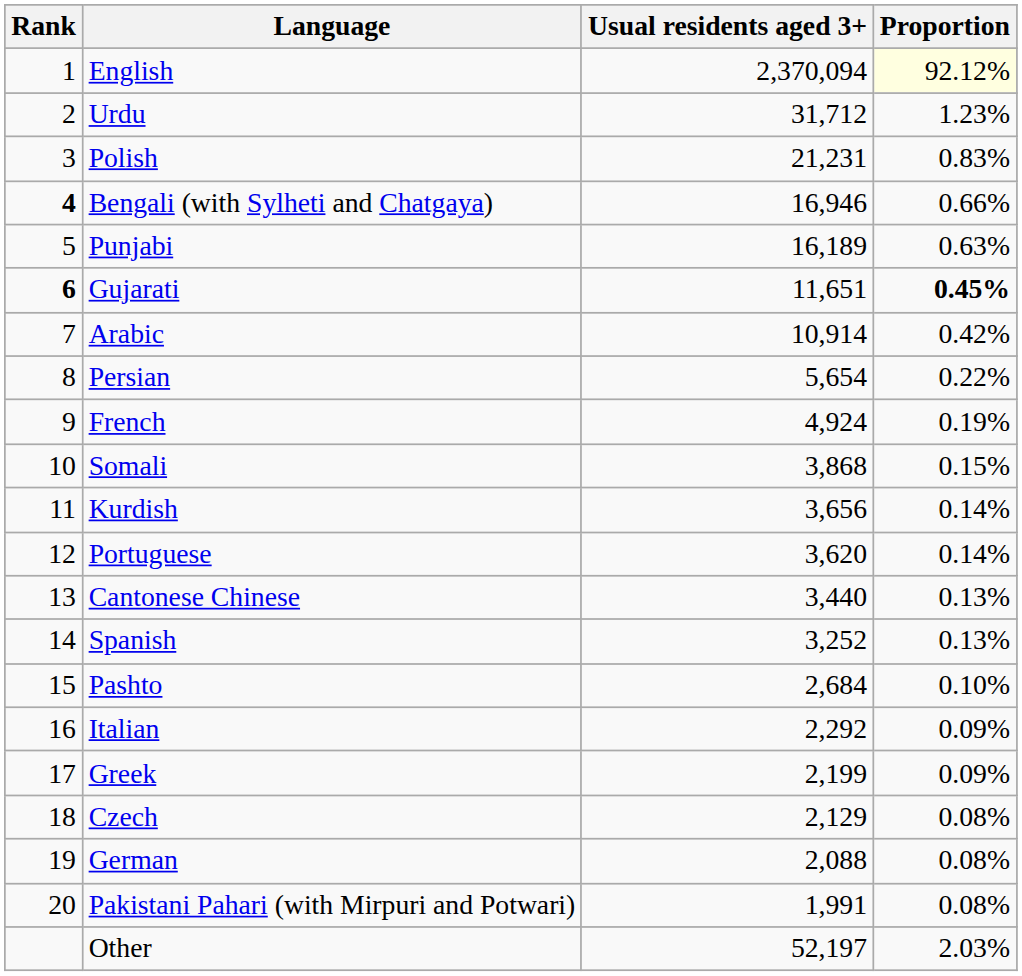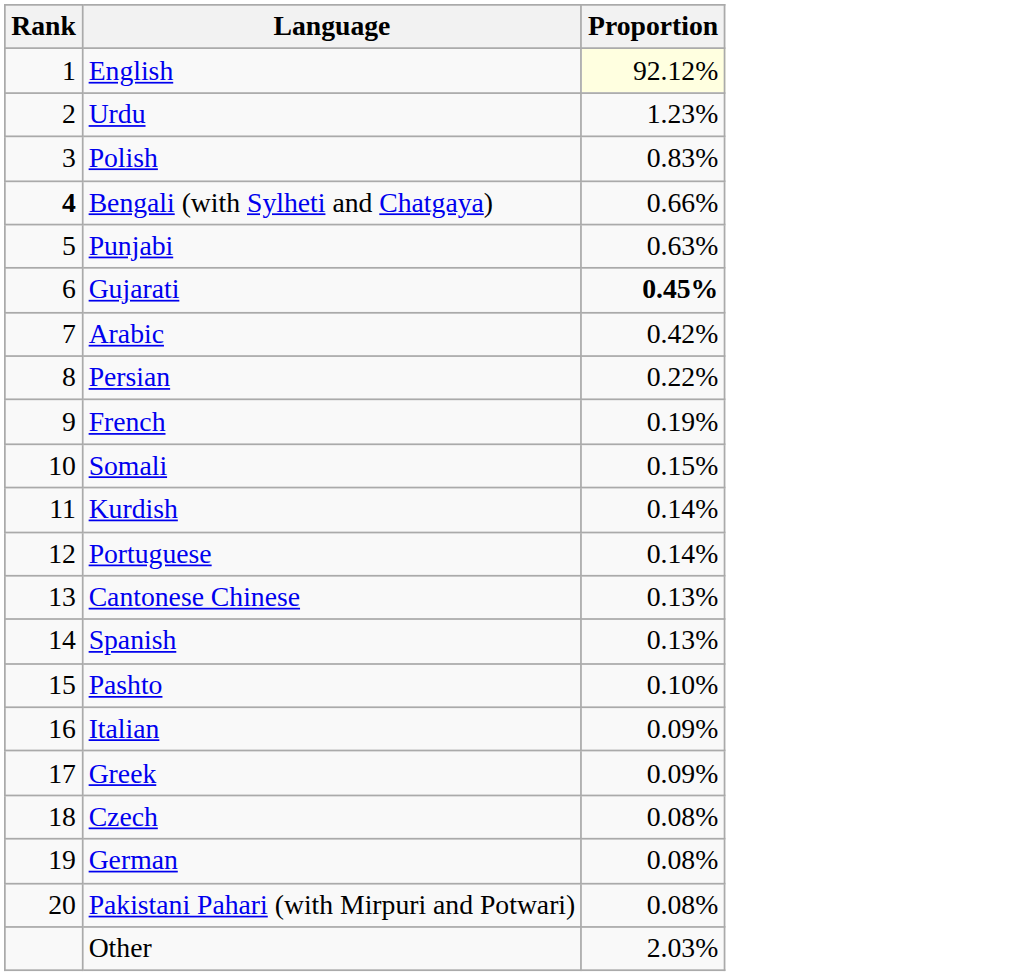- column: (728, 26)
(69, 289) bold -> (69, 289) normal
